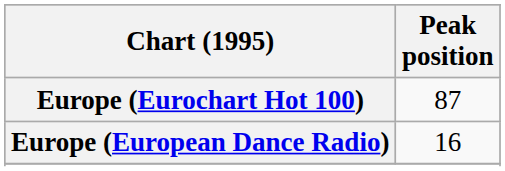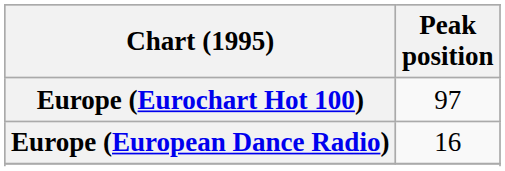(448, 99) 87 -> (448, 99) 97
